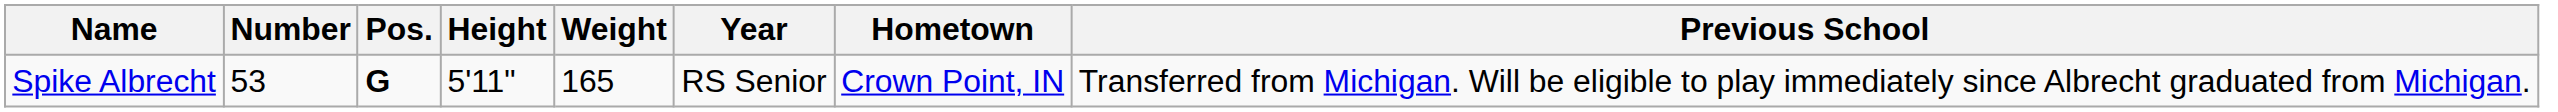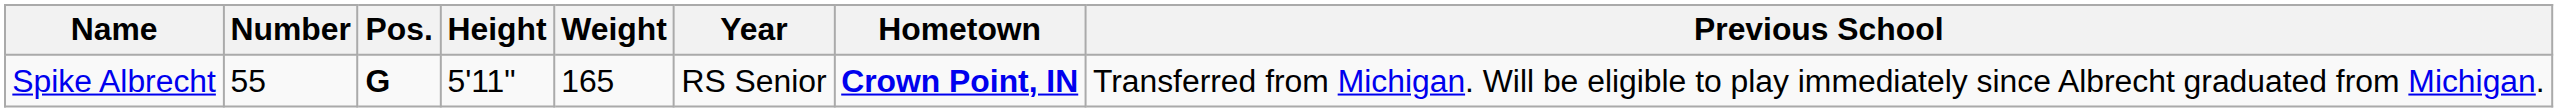(248, 80) 53 -> (248, 80) 55
(953, 80) normal -> (960, 80) bold
